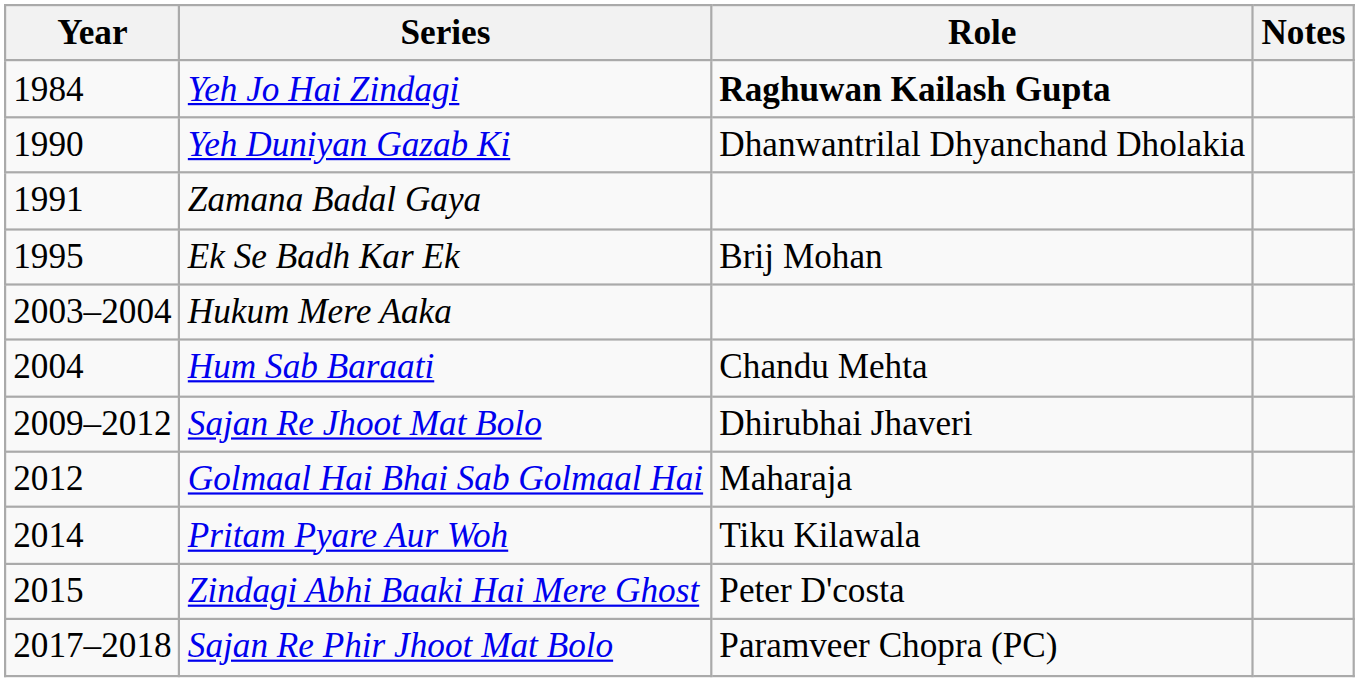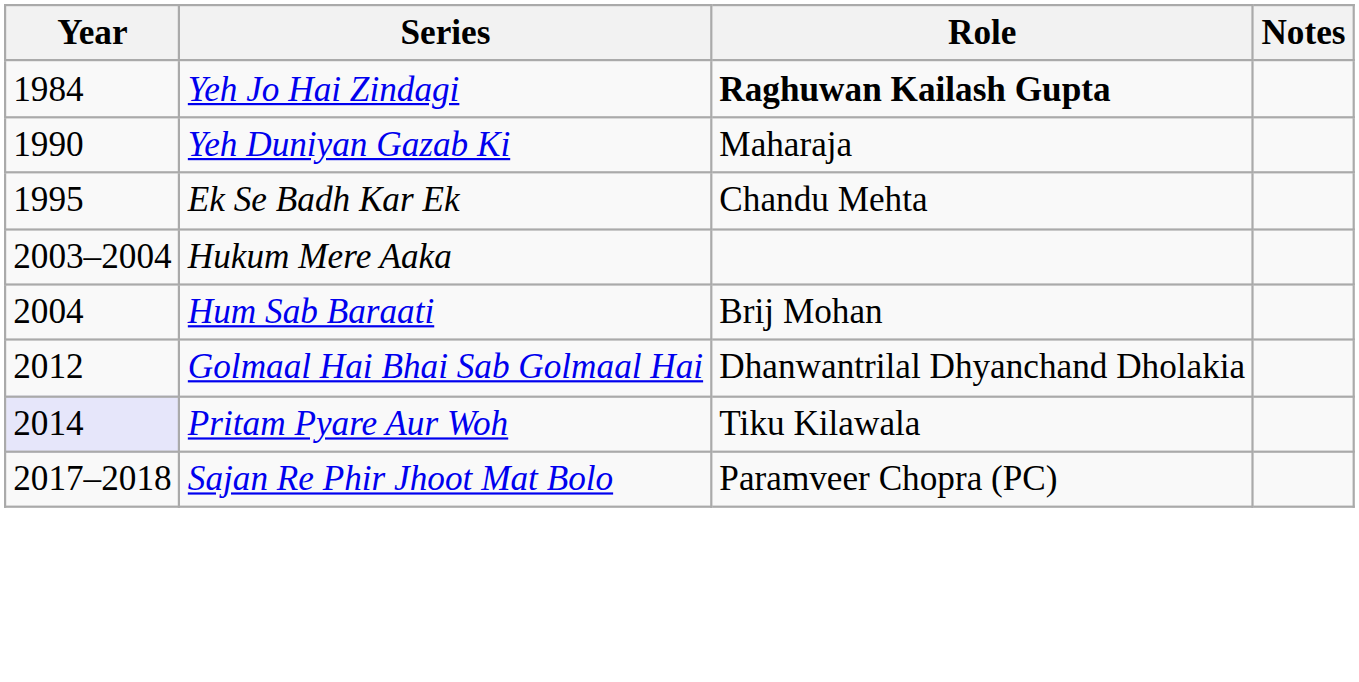(982, 144) Dhanwantrilal Dhyanchand Dholakia -> (786, 144) Maharaja
- row: (334, 199)
(801, 255) Brij Mohan -> (823, 199) Chandu Mehta
(823, 367) Chandu Mehta -> (801, 311) Brij Mohan
- row: (365, 423)
(786, 479) Maharaja -> (982, 367) Dhanwantrilal Dhyanchand Dholakia
(48, 534) no background -> (48, 423) lavender background
- row: (444, 590)
